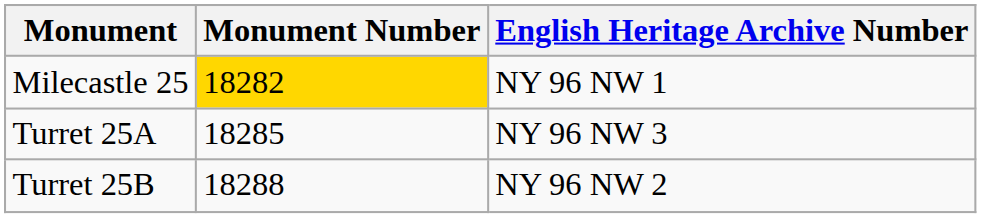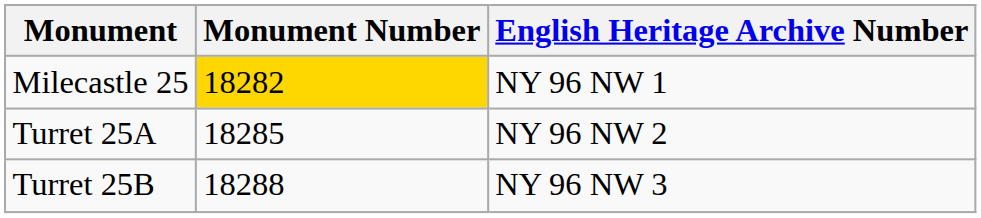(581, 133) NY 96 NW 3 -> (581, 133) NY 96 NW 2
(581, 184) NY 96 NW 2 -> (581, 184) NY 96 NW 3
